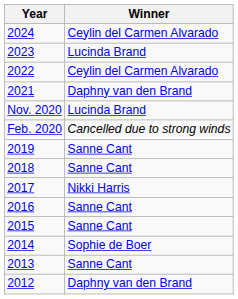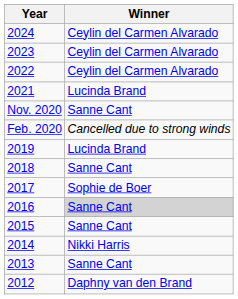(107, 52) Lucinda Brand -> (143, 52) Ceylin del Carmen Alvarado
(130, 91) Daphny van den Brand -> (107, 91) Lucinda Brand
(107, 110) Lucinda Brand -> (100, 110) Sanne Cant
(100, 149) Sanne Cant -> (107, 149) Lucinda Brand
(99, 187) Nikki Harris -> (109, 187) Sophie de Boer
(100, 206) no background -> (100, 206) lightgrey background
(109, 245) Sophie de Boer -> (99, 245) Nikki Harris
